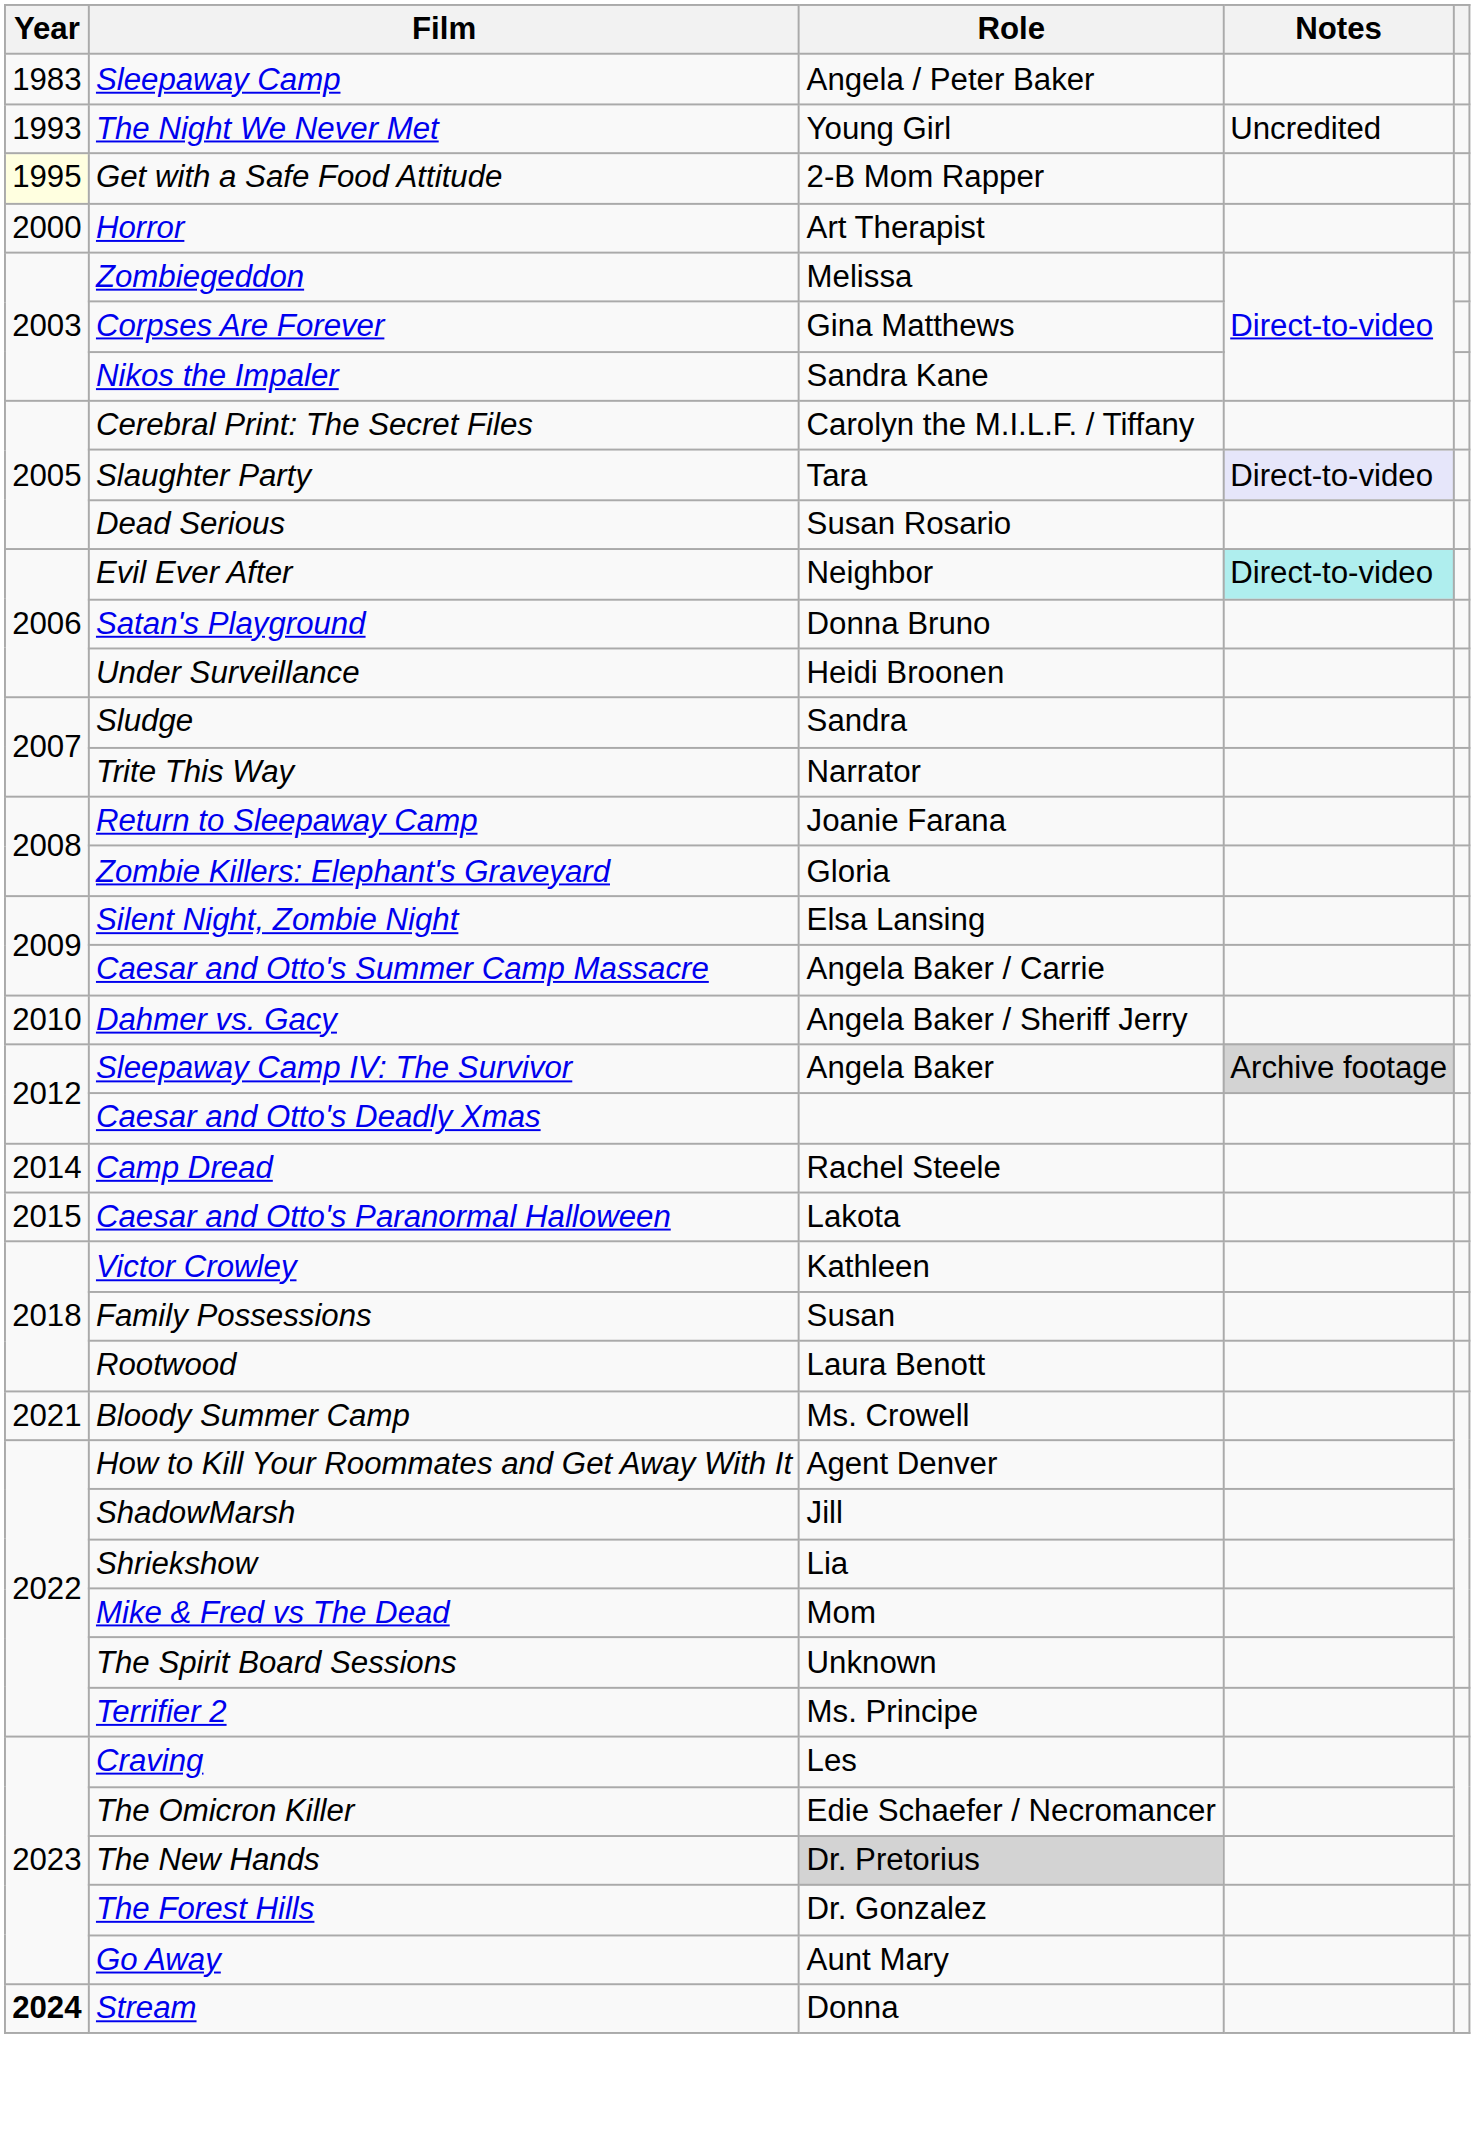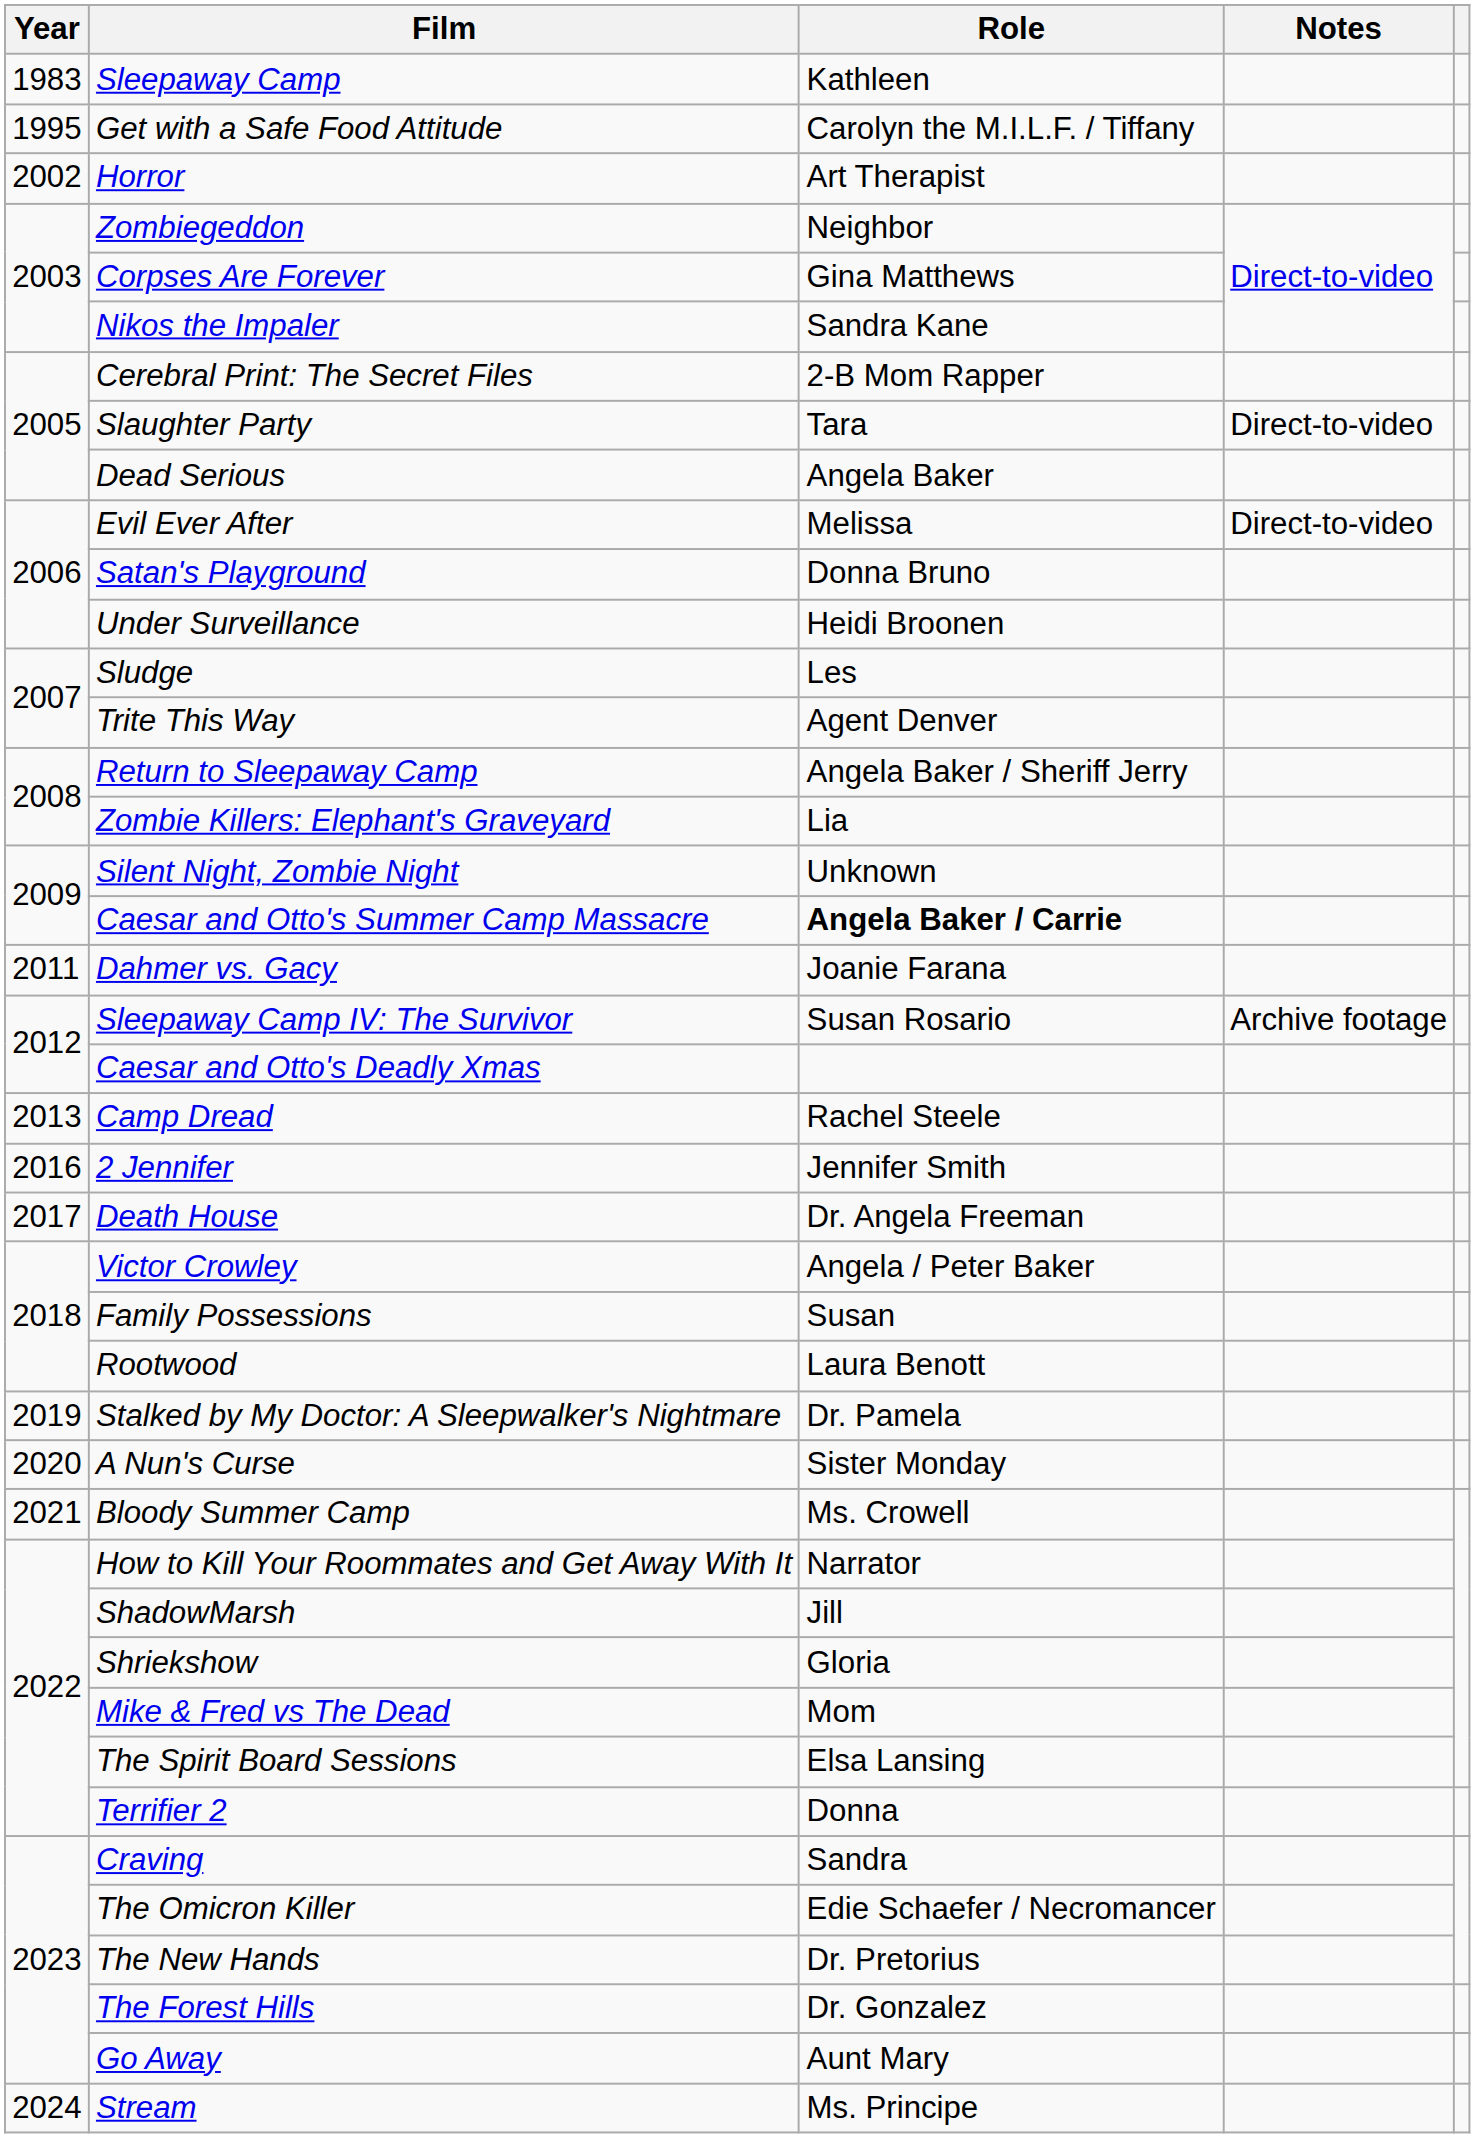(951, 78) Angela / Peter Baker -> (868, 78) Kathleen
- row: (267, 128)
(47, 177) lightyellow background -> (47, 128) no background
(925, 177) 2-B Mom Rapper -> (1001, 128) Carolyn the M.I.L.F. / Tiffany
(47, 227) 2000 -> (47, 177) 2002
(859, 276) Melissa -> (870, 227) Neighbor
(1001, 425) Carolyn the M.I.L.F. / Tiffany -> (925, 375) 2-B Mom Rapper
(1332, 474) lavender background -> (1332, 425) no background
(909, 524) Susan Rosario -> (900, 474) Angela Baker
(870, 573) Neighbor -> (859, 524) Melissa
(1332, 573) paleturquoise background -> (1332, 524) no background
(857, 721) Sandra -> (832, 672) Les
(864, 771) Narrator -> (902, 721) Agent Denver
(906, 820) Joanie Farana -> (997, 771) Angela Baker / Sheriff Jerry
(848, 870) Gloria -> (827, 820) Lia
(896, 919) Elsa Lansing -> (872, 870) Unknown
(956, 969) normal -> (964, 919) bold
(47, 1018) 2010 -> (46, 969) 2011
(997, 1018) Angela Baker / Sheriff Jerry -> (906, 969) Joanie Farana
(900, 1068) Angela Baker -> (909, 1018) Susan Rosario
(1339, 1068) lightgrey background -> (1339, 1018) no background
(47, 1167) 2014 -> (47, 1117) 2013
- row: (383, 1216)
+ row: (164, 1167)
+ row: (187, 1216)
(868, 1266) Kathleen -> (951, 1266) Angela / Peter Baker
+ row: (439, 1414)
+ row: (195, 1464)
(902, 1464) Agent Denver -> (864, 1563) Narrator
(827, 1563) Lia -> (848, 1662) Gloria
(872, 1662) Unknown -> (896, 1761) Elsa Lansing
(892, 1711) Ms. Principe -> (853, 1810) Donna
(832, 1761) Les -> (857, 1860) Sandra
(893, 1860) lightgrey background -> (893, 1959) no background
(47, 2008) bold -> (47, 2107) normal
(853, 2008) Donna -> (892, 2107) Ms. Principe
